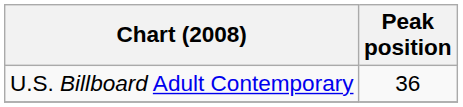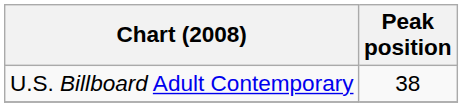(408, 83) 36 -> (408, 83) 38
